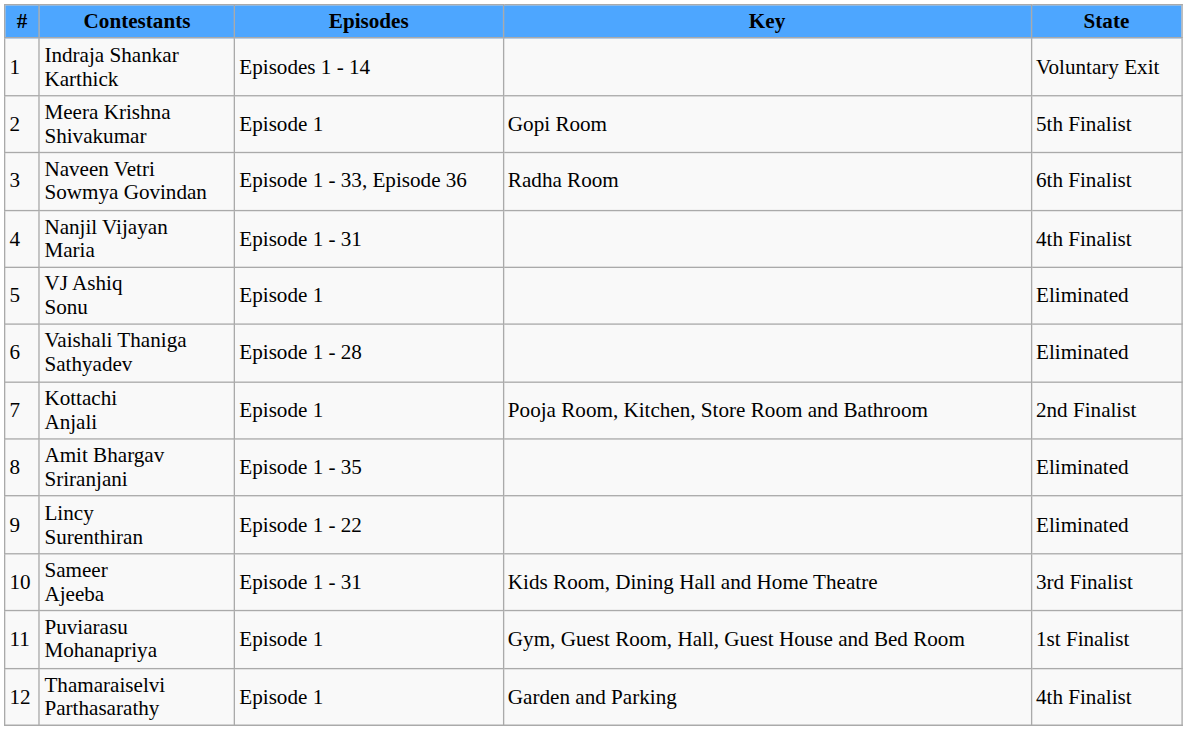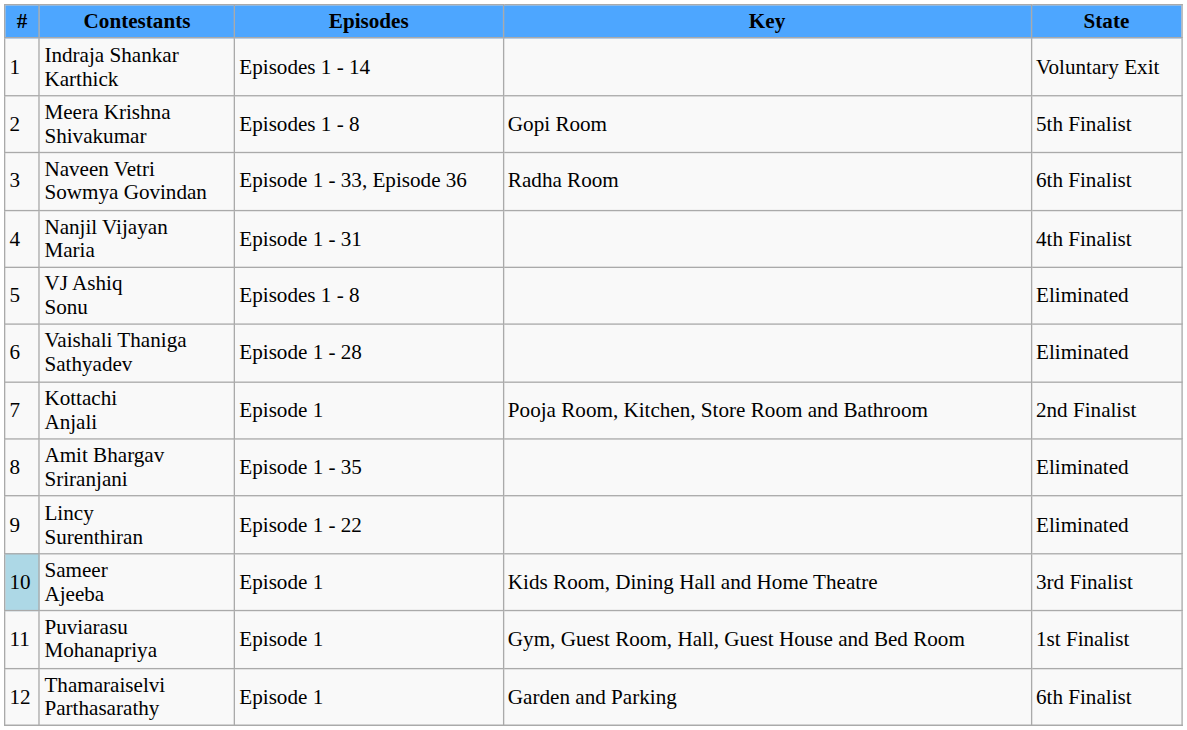(281, 123) Episode 1 -> (299, 123) Episodes 1 - 8
(281, 295) Episode 1 -> (299, 295) Episodes 1 - 8
(20, 581) no background -> (20, 581) lightblue background
(301, 581) Episode 1 - 31 -> (281, 581) Episode 1
(1084, 696) 4th Finalist -> (1084, 696) 6th Finalist
